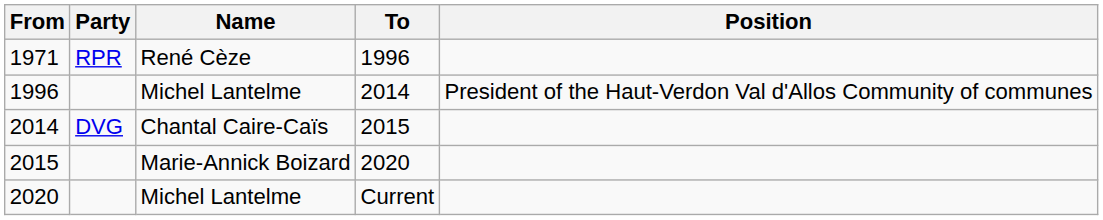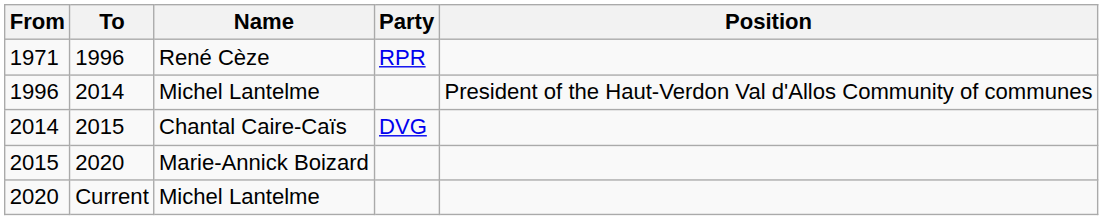columns swapped: (397, 22) <-> (103, 22)
